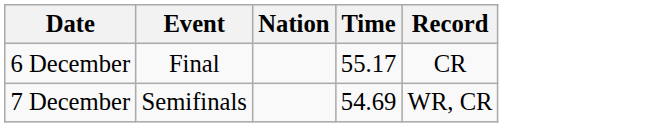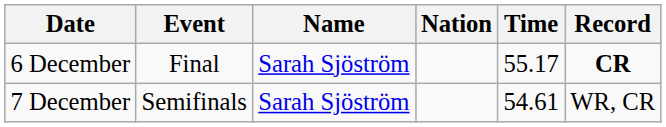+ column: (334, 24)
(450, 63) normal -> (613, 63) bold
(369, 102) 54.69 -> (531, 102) 54.61
